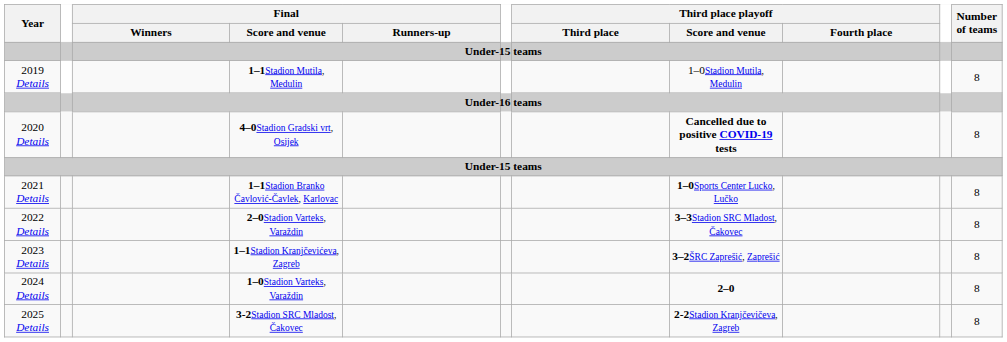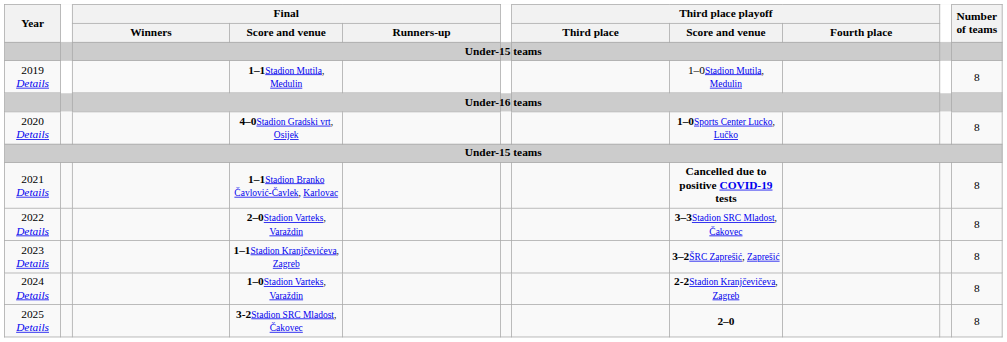(726, 134) Cancelled due to positive COVID-19 tests -> (726, 128) 1–0Sports Center Lucko, Lučko
(726, 192) 1–0Sports Center Lucko, Lučko -> (726, 185) Cancelled due to positive COVID-19 tests
(726, 289) 2–0 -> (726, 289) 2-2Stadion Kranjčevičeva, Zagreb
(726, 321) 2-2Stadion Kranjčevičeva, Zagreb -> (726, 321) 2–0
